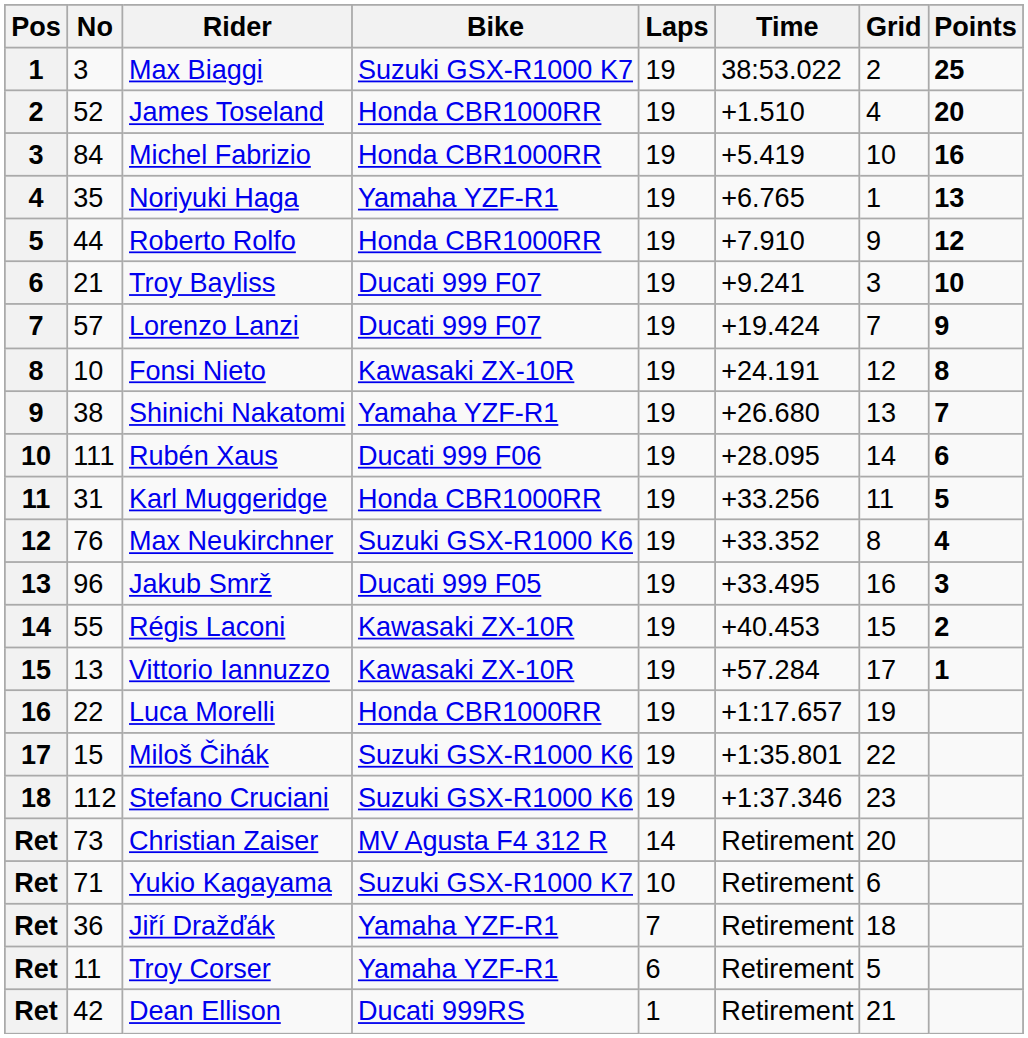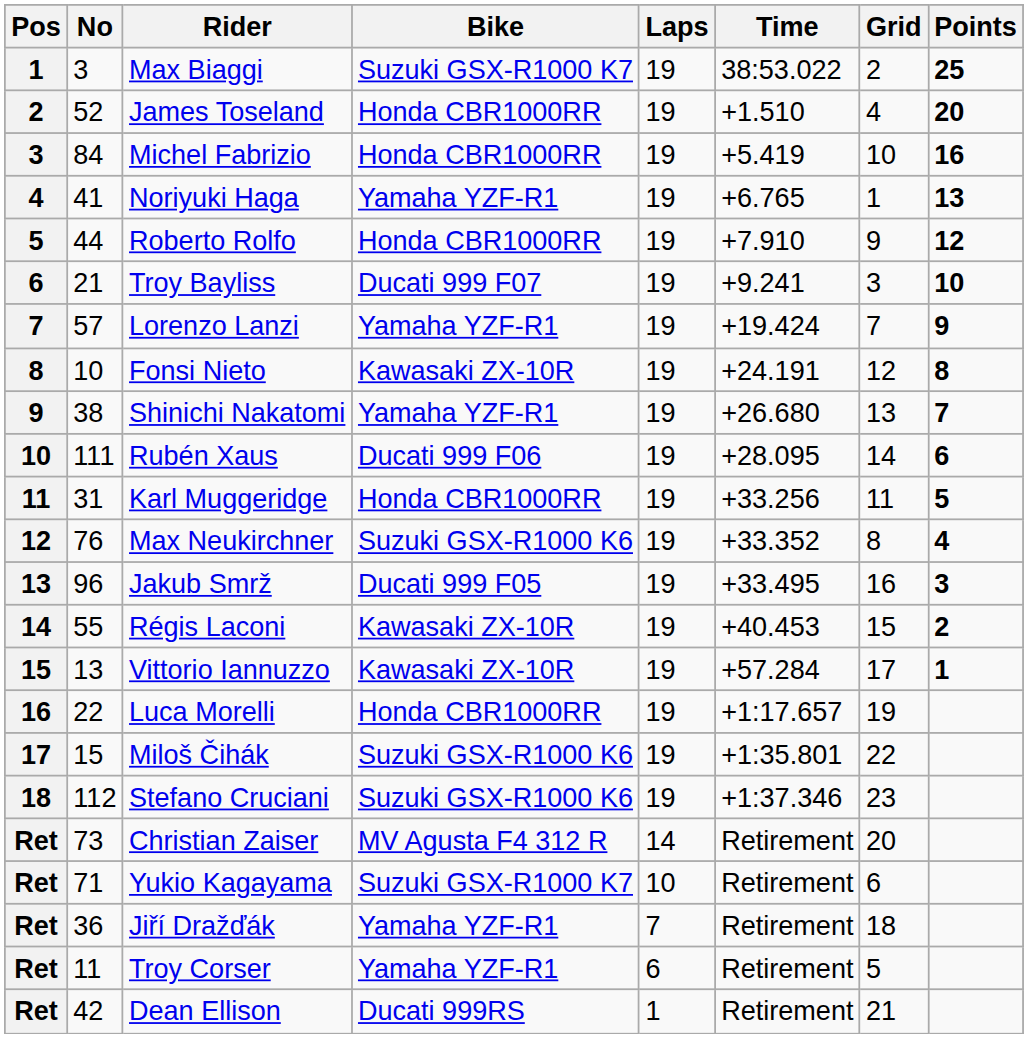(88, 198) 35 -> (88, 198) 41
(450, 326) Ducati 999 F07 -> (458, 326) Yamaha YZF-R1
